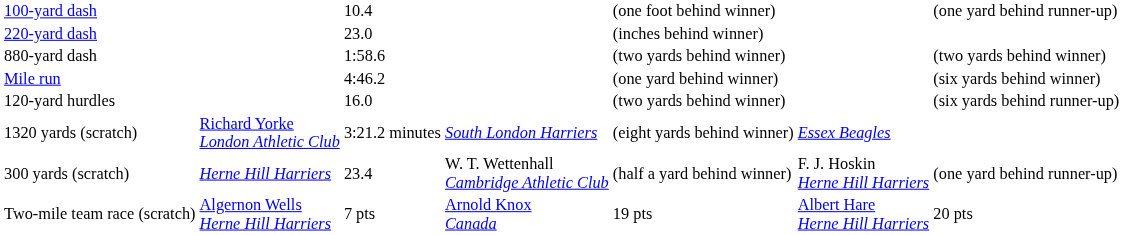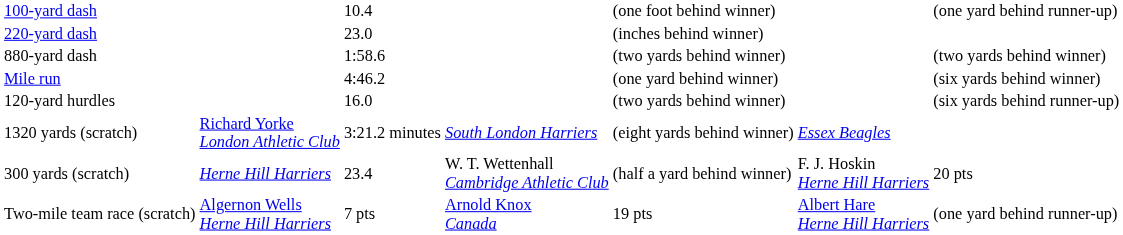(1025, 173) (one yard behind runner-up) -> (953, 173) 20 pts
(953, 214) 20 pts -> (1025, 214) (one yard behind runner-up)
